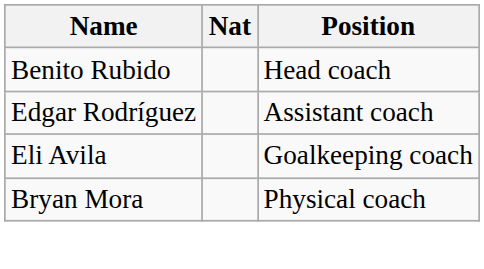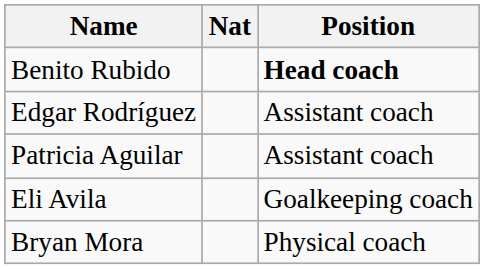(327, 69) normal -> (331, 69) bold
+ row: (97, 155)
